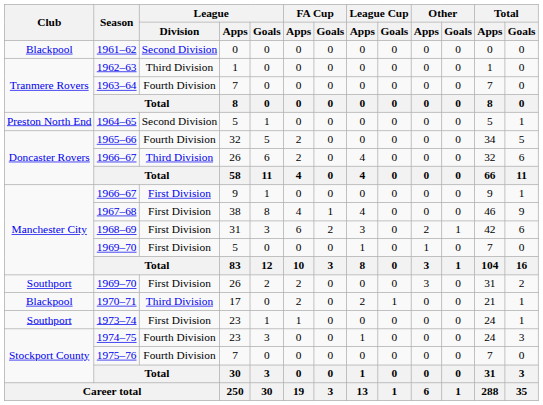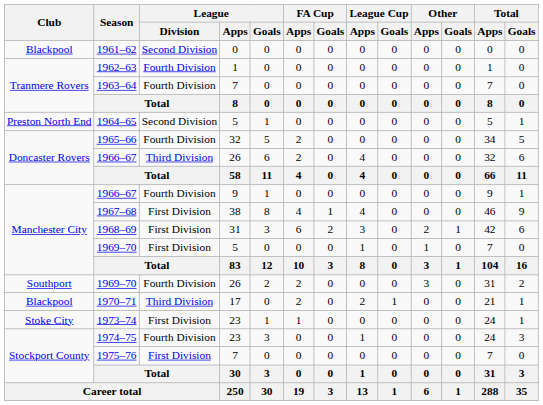(179, 67) Third Division -> (179, 67) Fourth Division
(179, 193) First Division -> (179, 193) Fourth Division
(179, 283) First Division -> (179, 283) Fourth Division
(49, 319) Southport -> (49, 319) Stoke City
(179, 355) Fourth Division -> (179, 355) First Division
